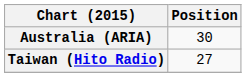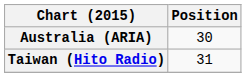(205, 61) 27 -> (205, 61) 31
